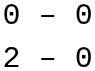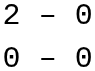rows swapped: (48, 15) <-> (48, 59)
